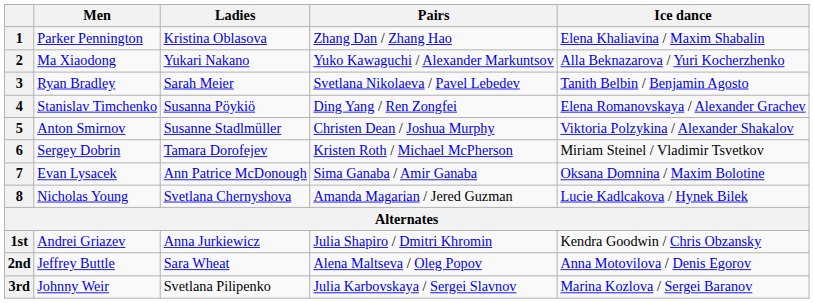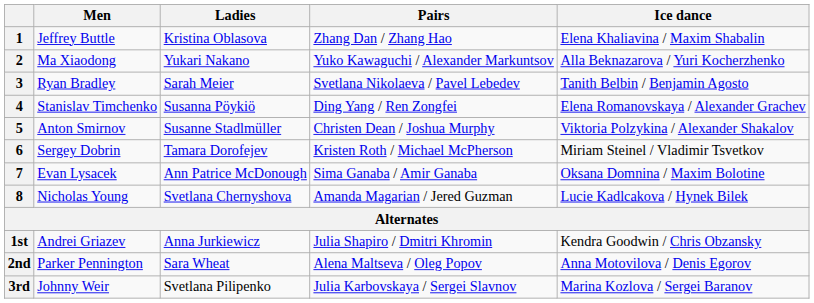(90, 38) Parker Pennington -> (76, 38) Jeffrey Buttle
(76, 264) Jeffrey Buttle -> (90, 264) Parker Pennington
